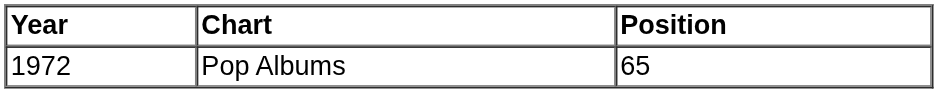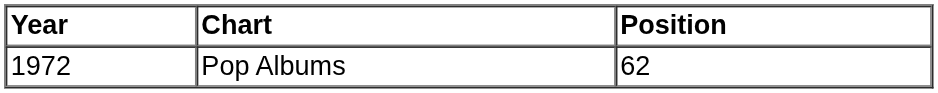(635, 66) 65 -> (635, 66) 62
